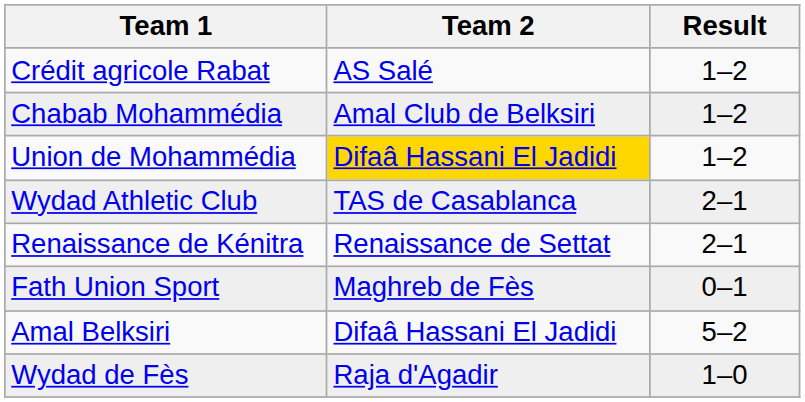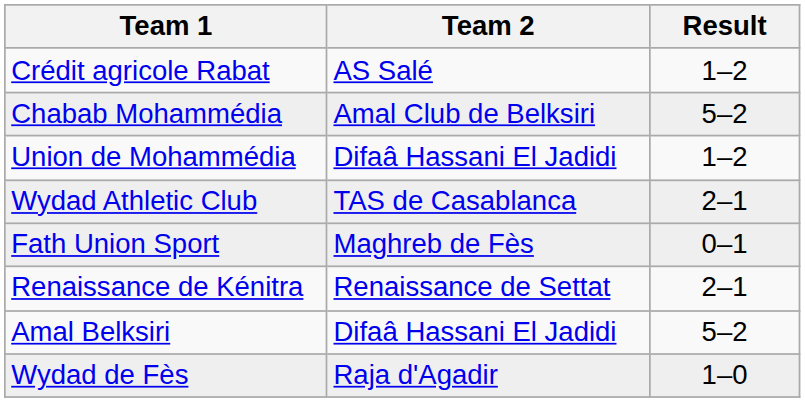(725, 113) 1–2 -> (725, 113) 5–2
(475, 157) gold background -> (475, 157) no background
rows swapped: (157, 244) <-> (115, 288)
